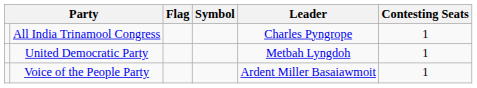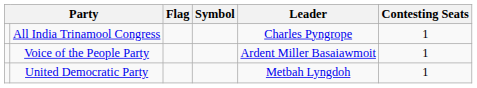rows swapped: (87, 53) <-> (87, 72)
